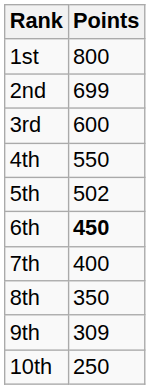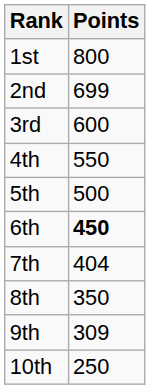(91, 194) 502 -> (91, 194) 500
(91, 263) 400 -> (91, 263) 404
